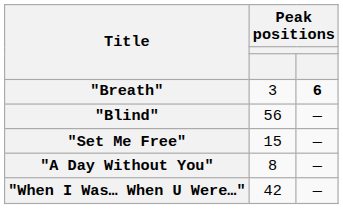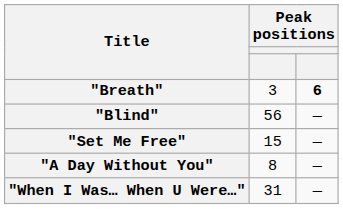(273, 191) 42 -> (273, 191) 31
